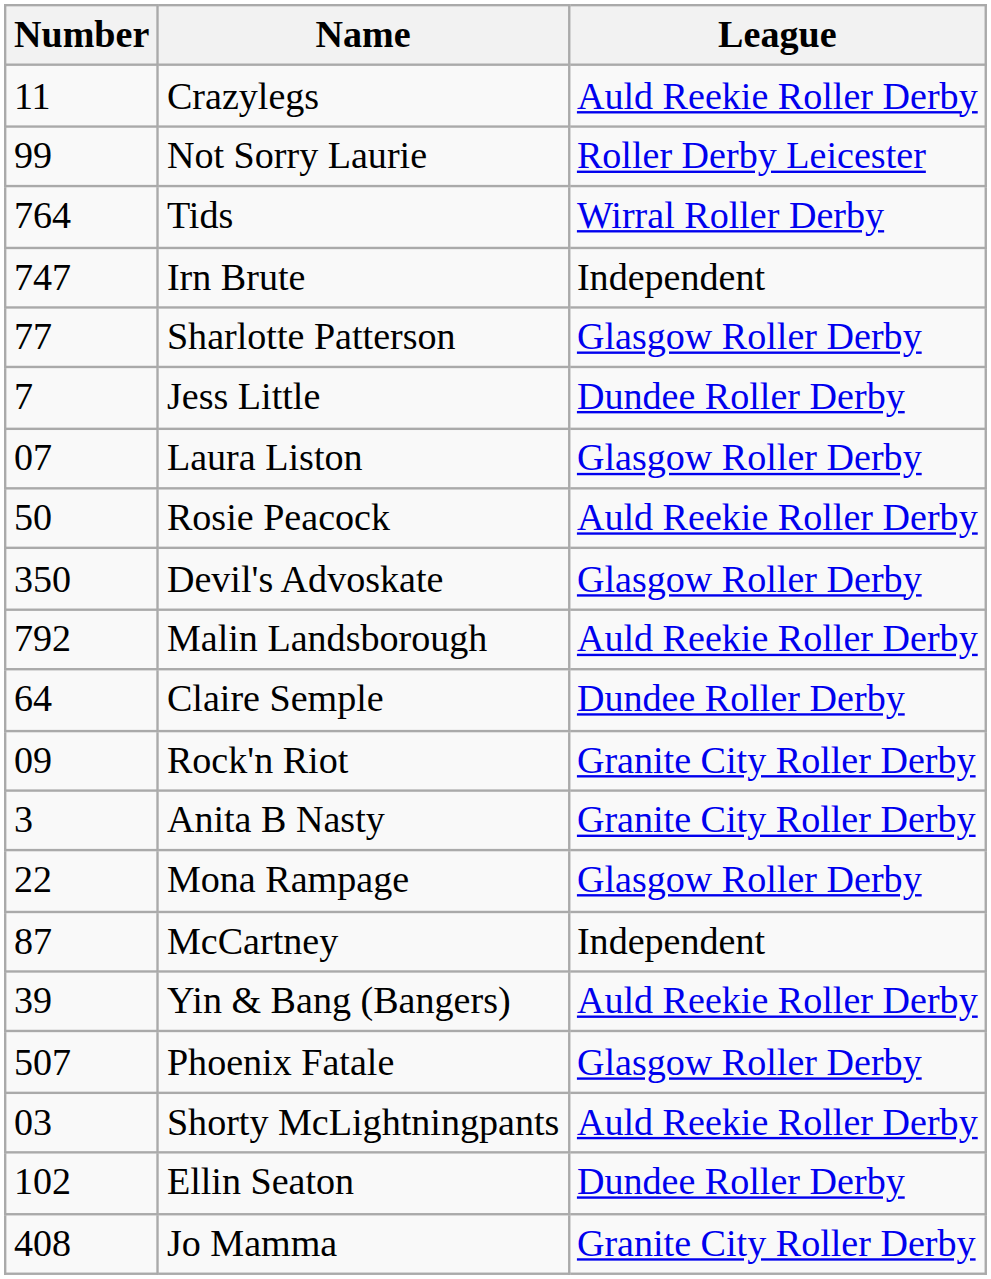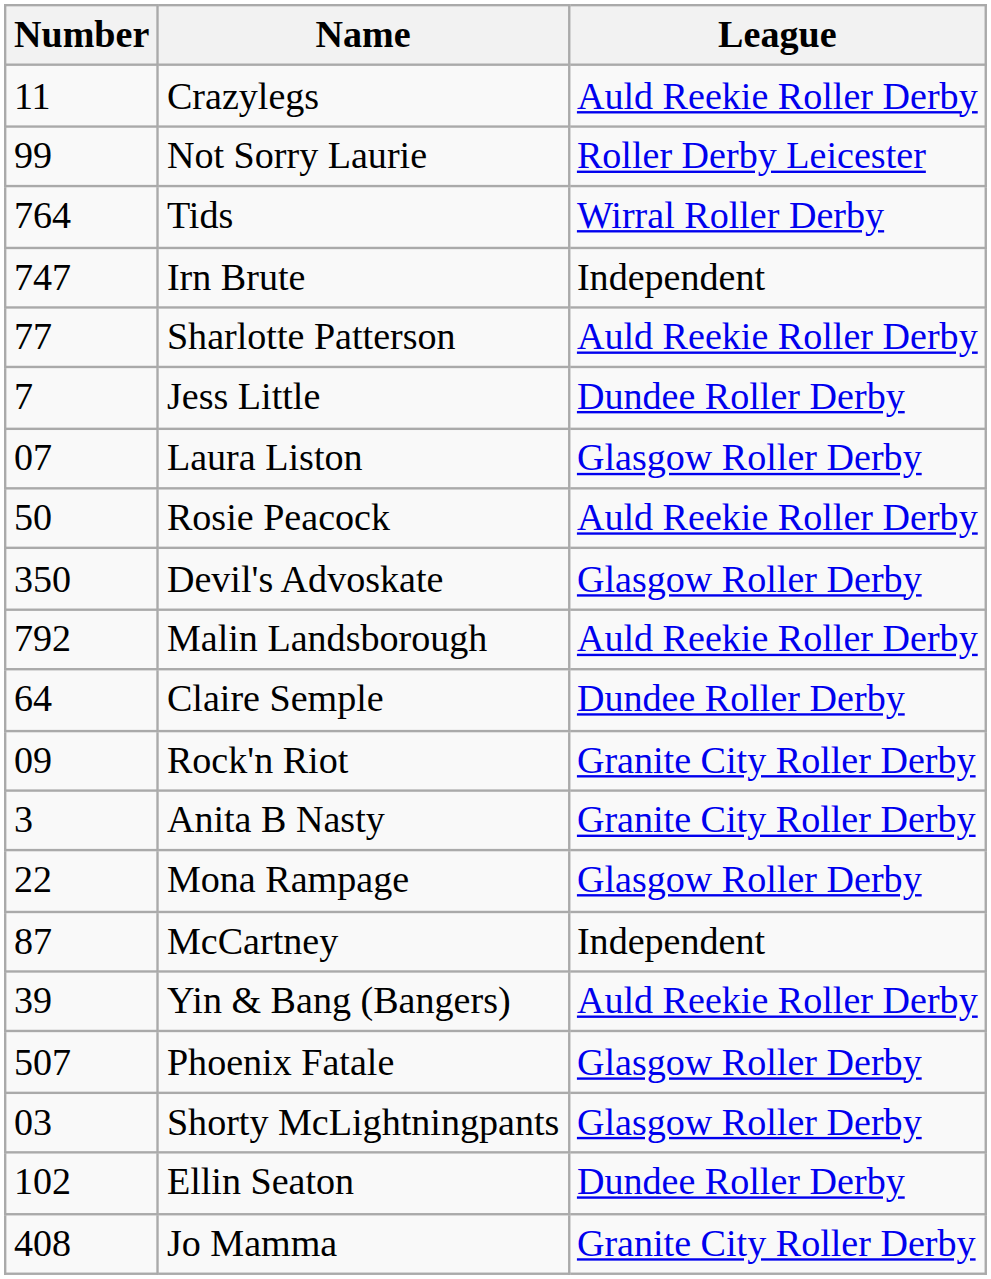(749, 336) Glasgow Roller Derby -> (777, 336) Auld Reekie Roller Derby
(777, 1121) Auld Reekie Roller Derby -> (749, 1121) Glasgow Roller Derby
